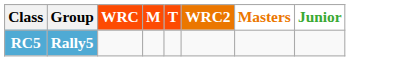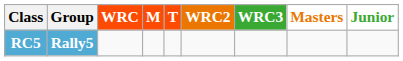+ column: (260, 17)
